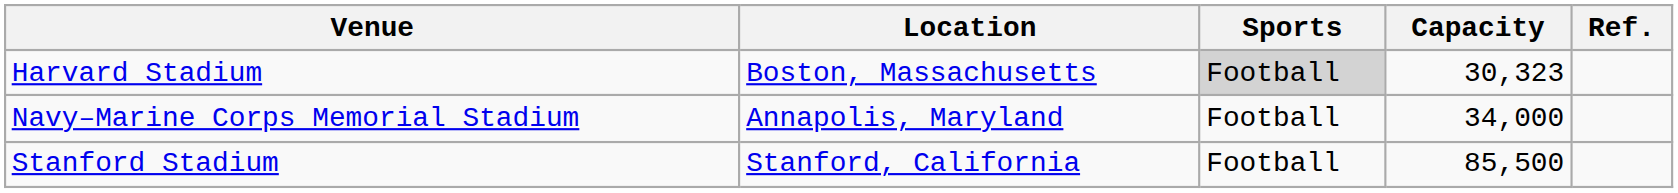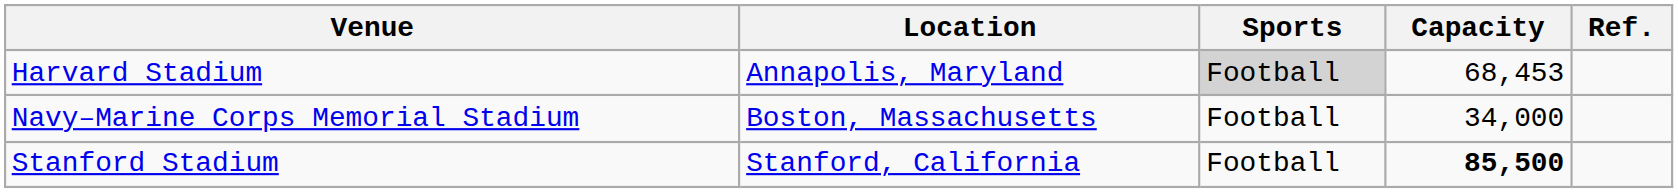(921, 73) Boston, Massachusetts -> (905, 73) Annapolis, Maryland
(1514, 73) 30,323 -> (1514, 73) 68,453
(905, 118) Annapolis, Maryland -> (921, 118) Boston, Massachusetts
(1514, 164) normal -> (1514, 164) bold
